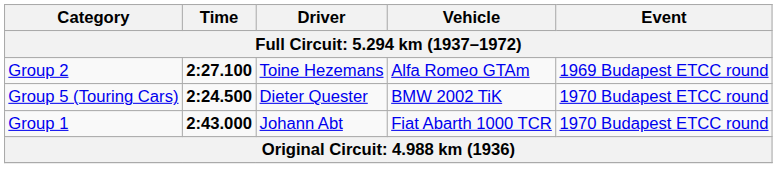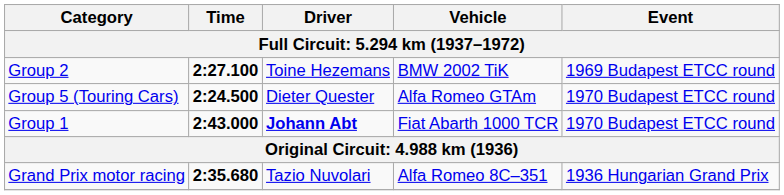(460, 70) Alfa Romeo GTAm -> (453, 70) BMW 2002 TiK
(447, 96) BMW 2002 TiK -> (467, 96) Alfa Romeo GTAm
(301, 123) normal -> (311, 123) bold
+ row: (97, 176)
